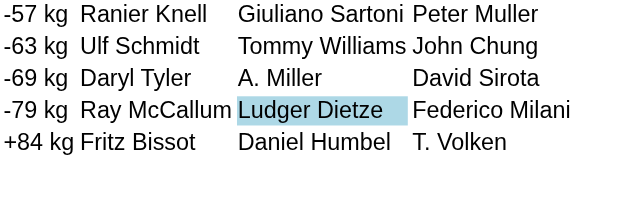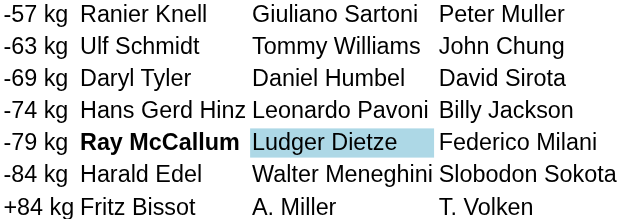(280, 78) A. Miller -> (329, 78) Daniel Humbel
+ row: (36, 110)
(156, 110) normal -> (160, 142) bold
+ row: (36, 174)
(314, 142) Daniel Humbel -> (294, 207) A. Miller
